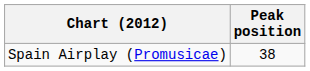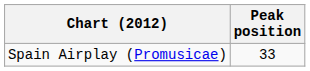(267, 55) 38 -> (267, 55) 33
